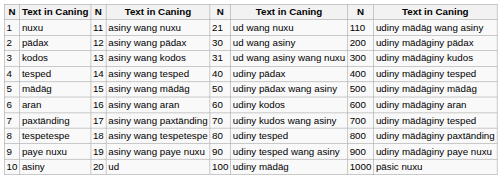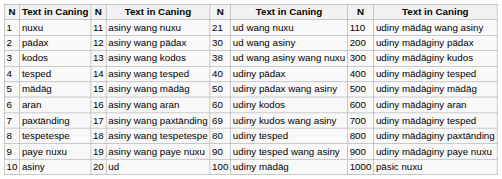(218, 58) 31 -> (218, 58) 38
(218, 120) 70 -> (218, 120) 69
